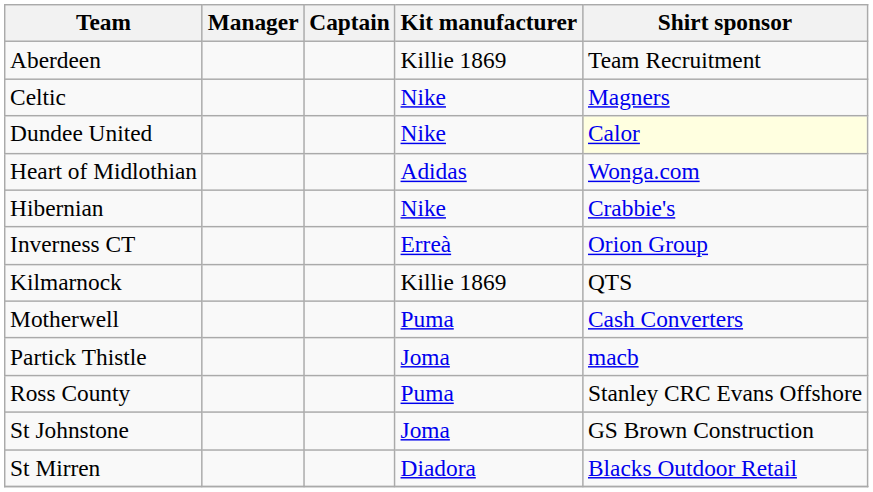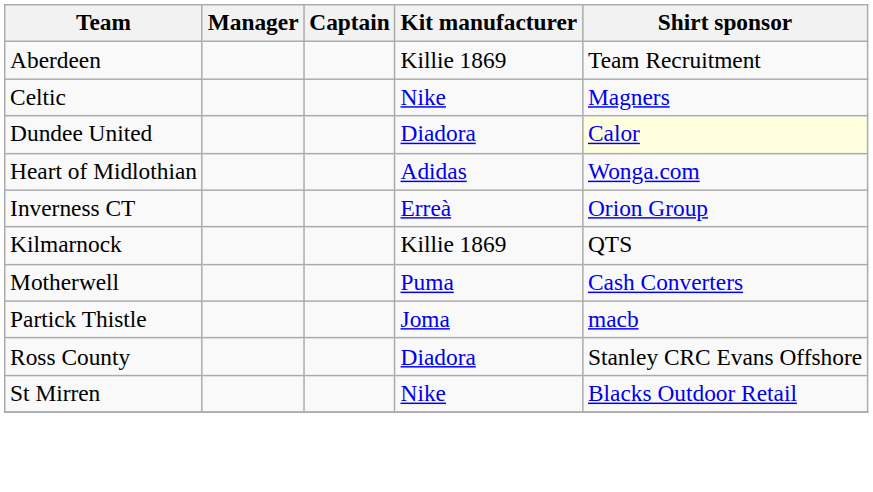(423, 134) Nike -> (438, 134) Diadora
- row: (57, 208)
(427, 393) Puma -> (438, 356) Diadora
- row: (69, 430)
(438, 467) Diadora -> (423, 393) Nike
